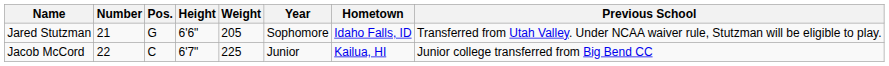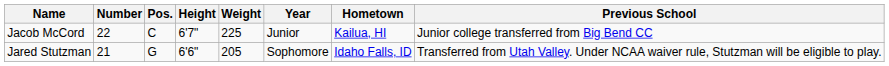rows swapped: (49, 33) <-> (46, 52)
